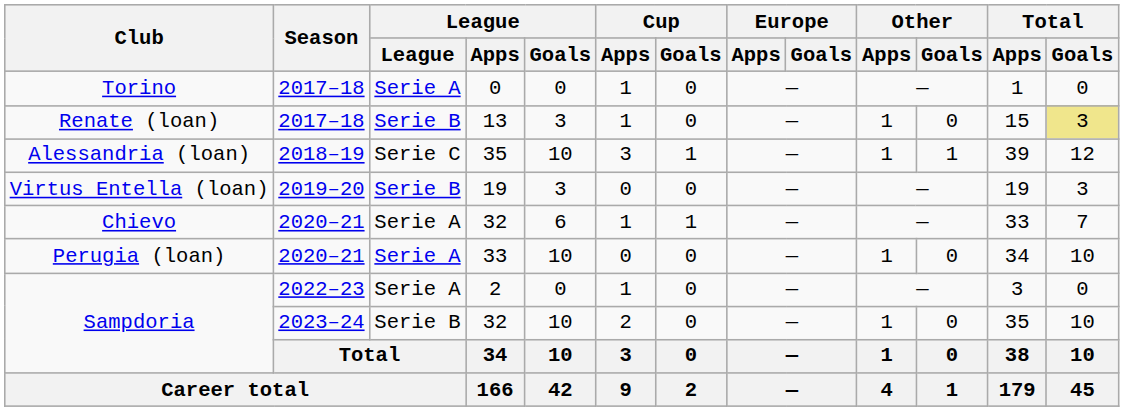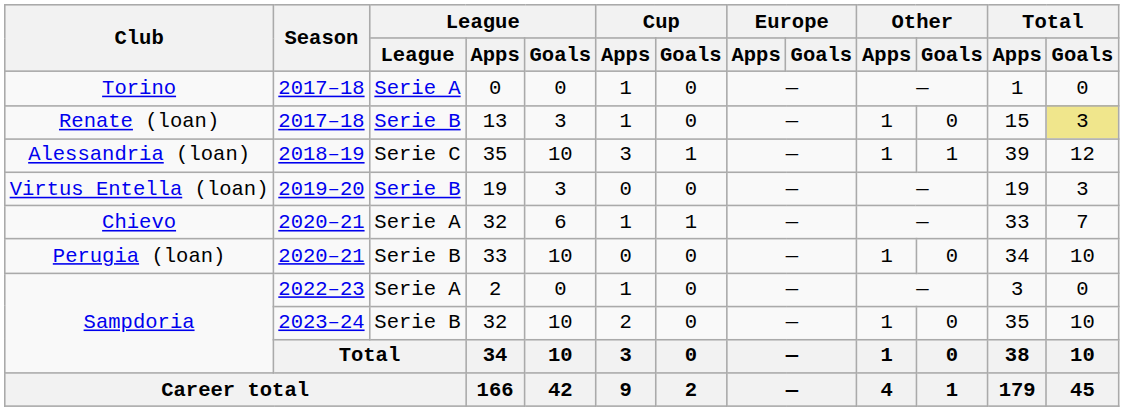(418, 256) Serie A -> (418, 256) Serie B
